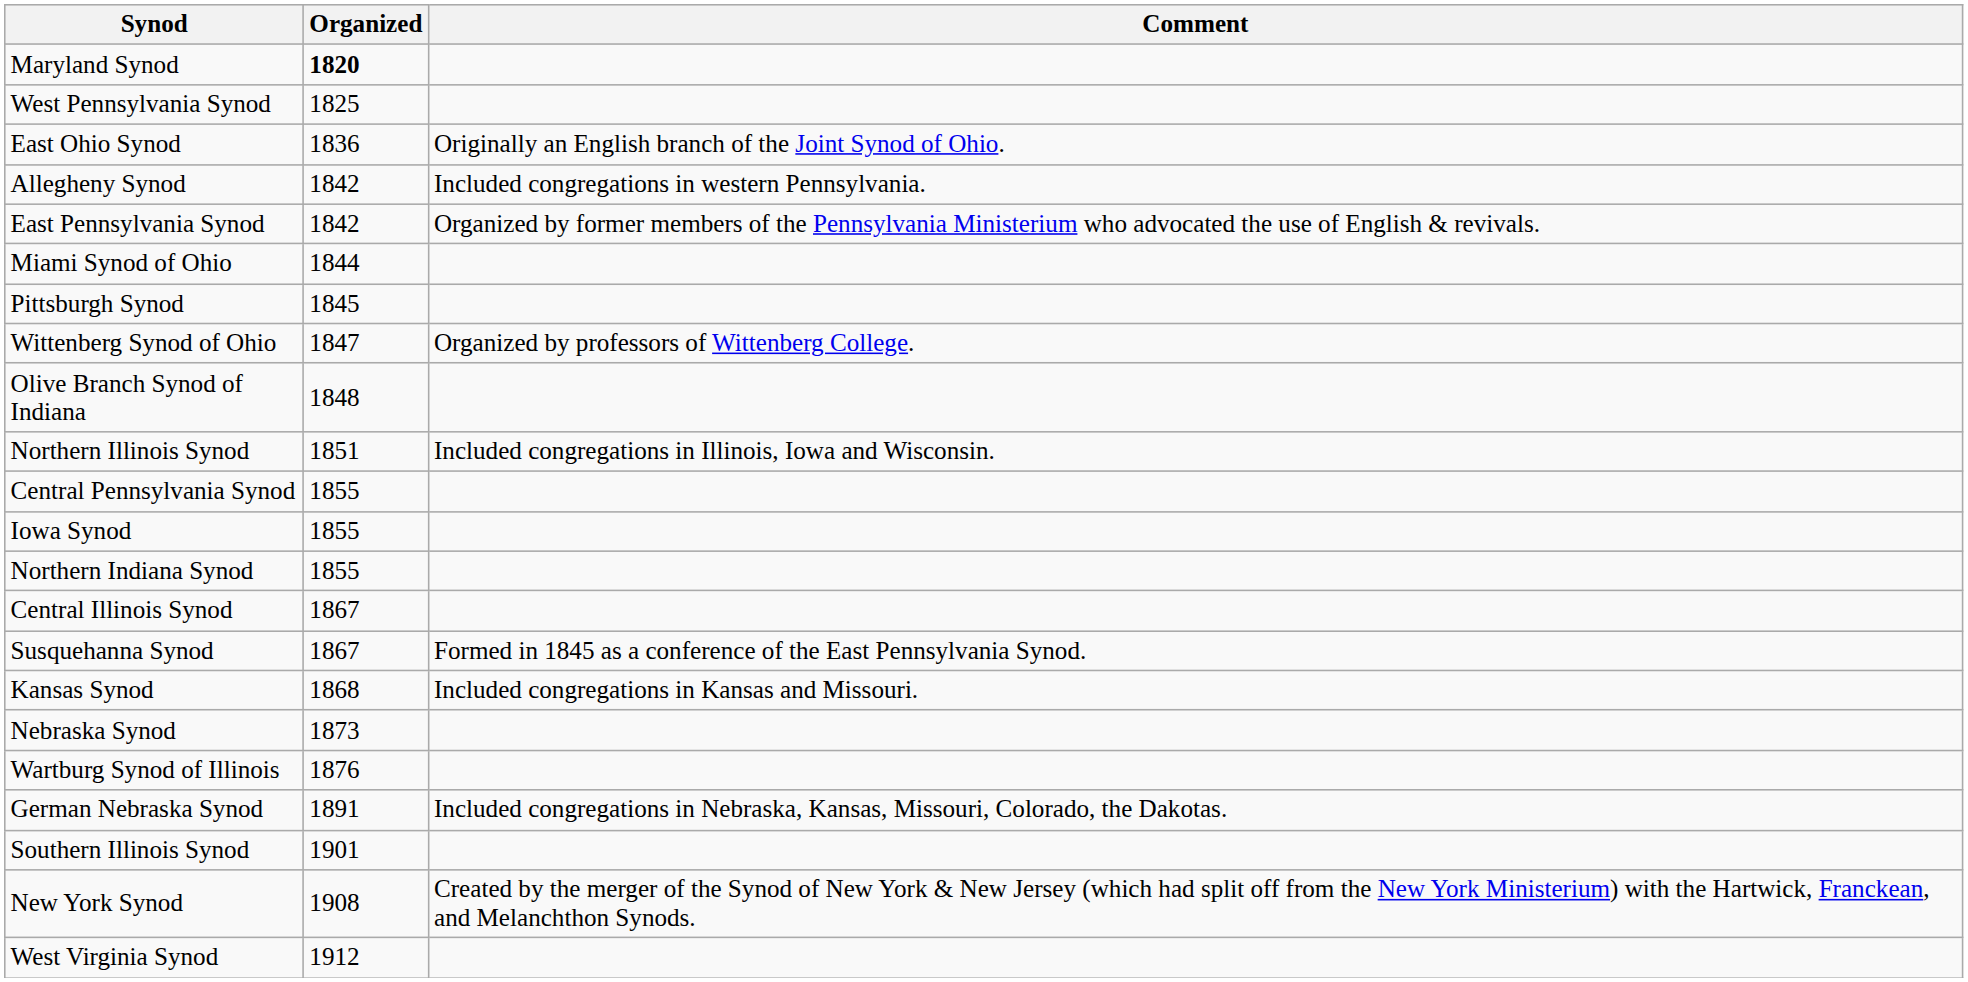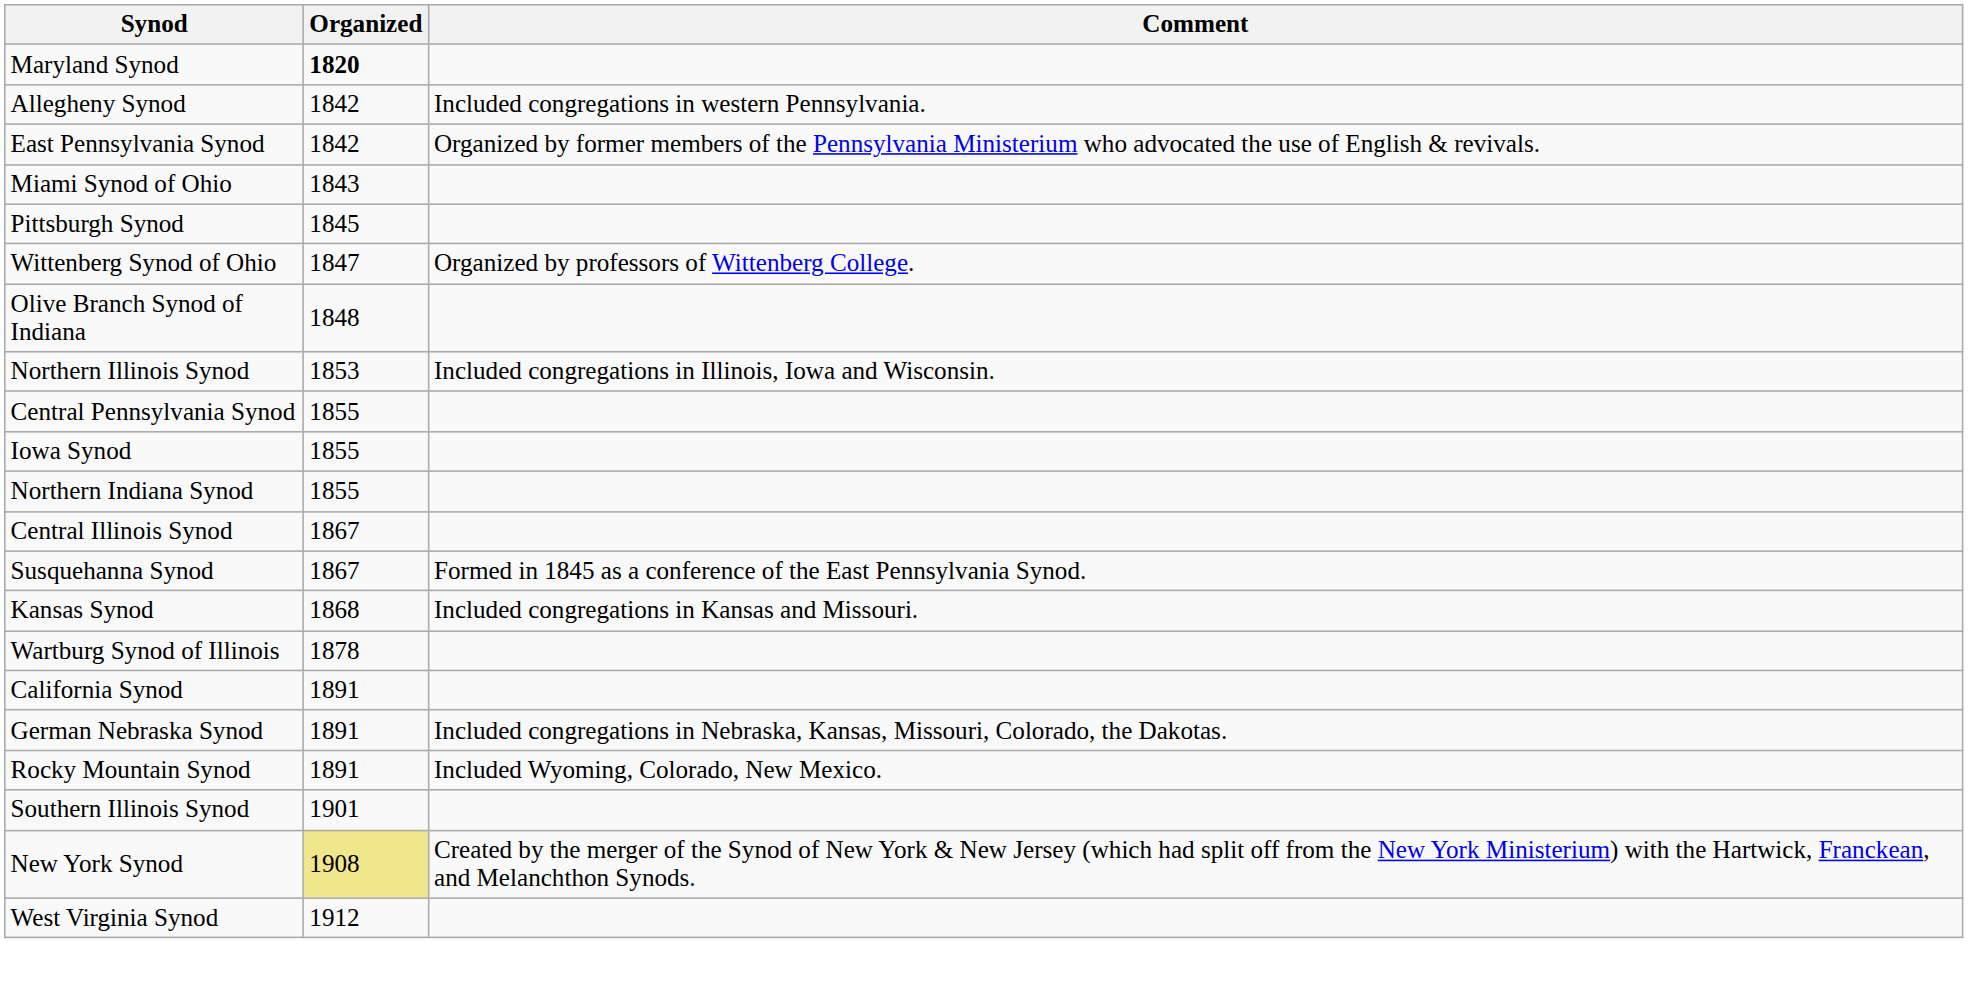- row: (141, 104)
- row: (96, 143)
(334, 263) 1844 -> (334, 183) 1843
(334, 451) 1851 -> (334, 371) 1853
- row: (93, 729)
(334, 769) 1876 -> (334, 650) 1878
+ row: (97, 690)
+ row: (131, 769)
(334, 903) no background -> (334, 863) khaki background
